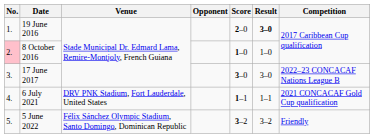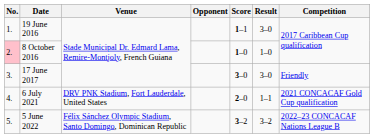(241, 29) 2–0 -> (241, 29) 1–1
(266, 29) bold -> (266, 29) normal
(318, 75) 2022–23 CONCACAF Nations League B -> (295, 75) Friendly
(241, 98) 1–1 -> (241, 98) 2–0
(295, 121) Friendly -> (318, 121) 2022–23 CONCACAF Nations League B
